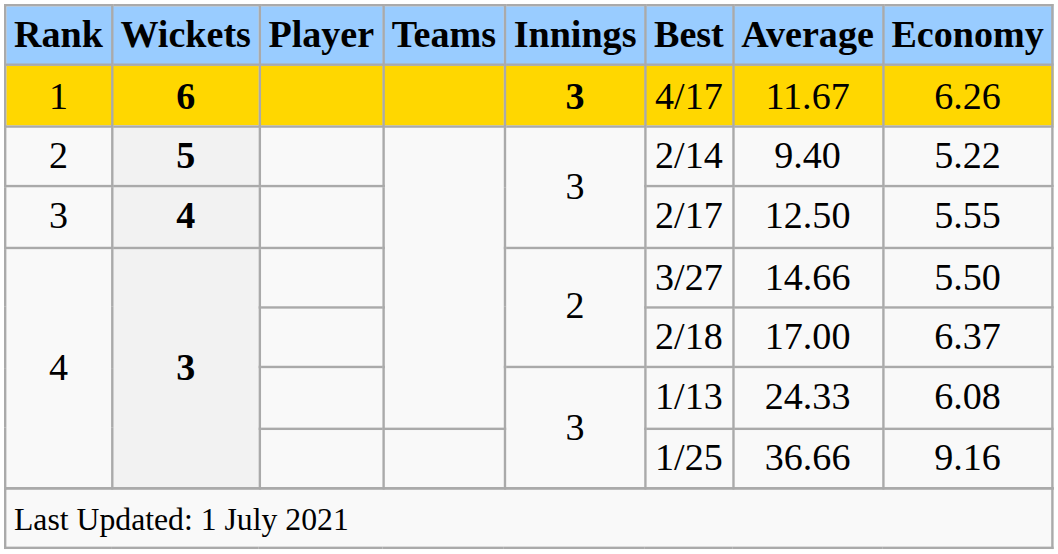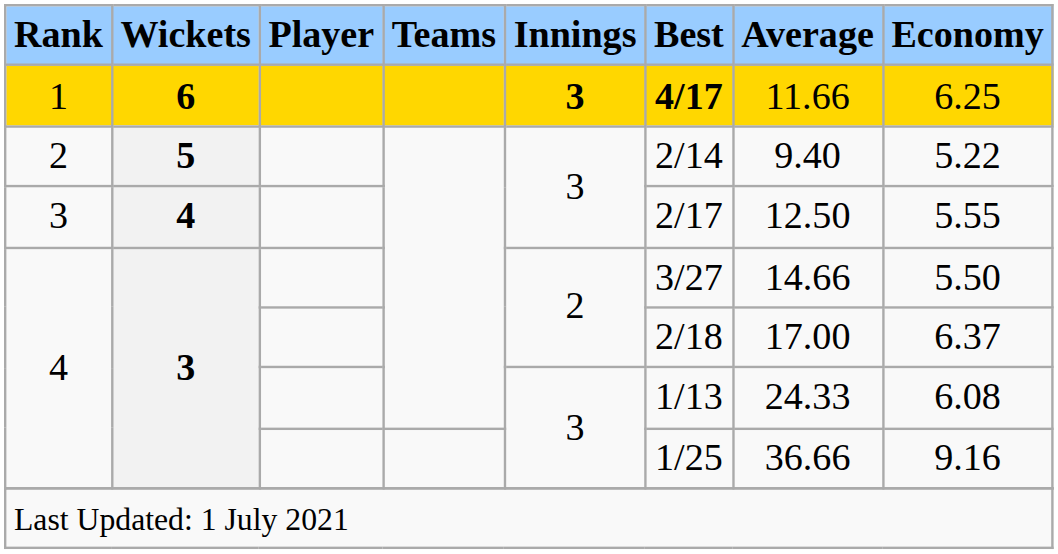(689, 95) normal -> (689, 95) bold
(808, 95) 11.67 -> (808, 95) 11.66
(968, 95) 6.26 -> (968, 95) 6.25
